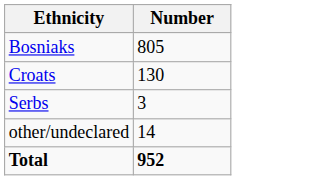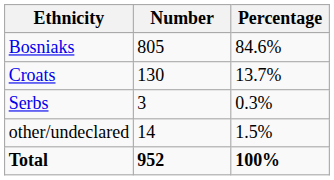+ column: (280, 18)
